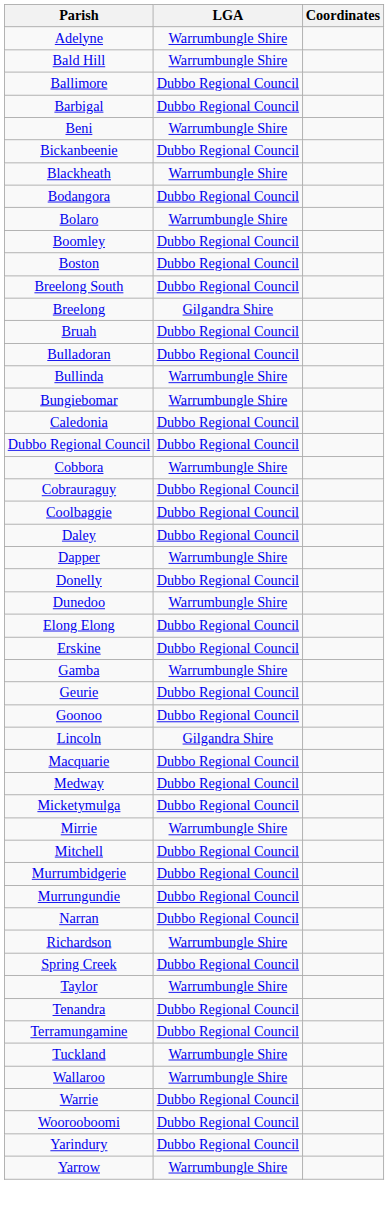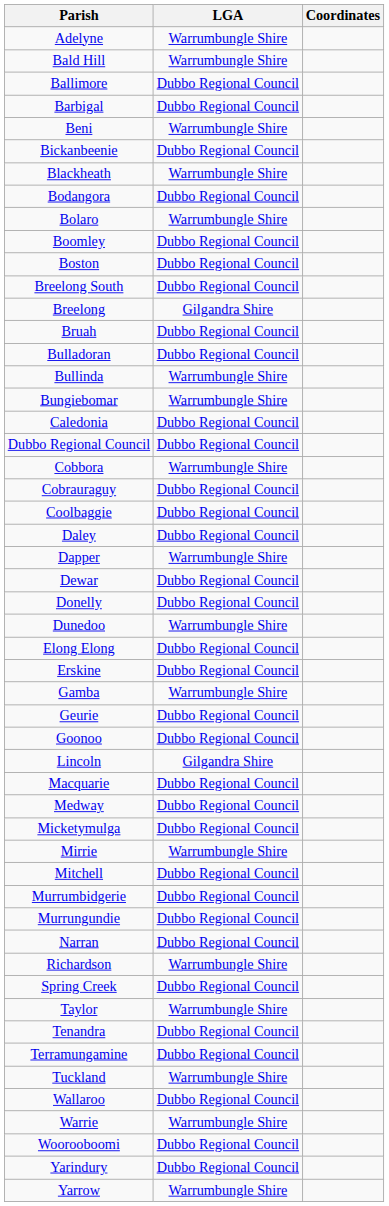+ row: (79, 580)
(228, 1077) Warrumbungle Shire -> (228, 1099) Dubbo Regional Council
(228, 1099) Dubbo Regional Council -> (228, 1122) Warrumbungle Shire
